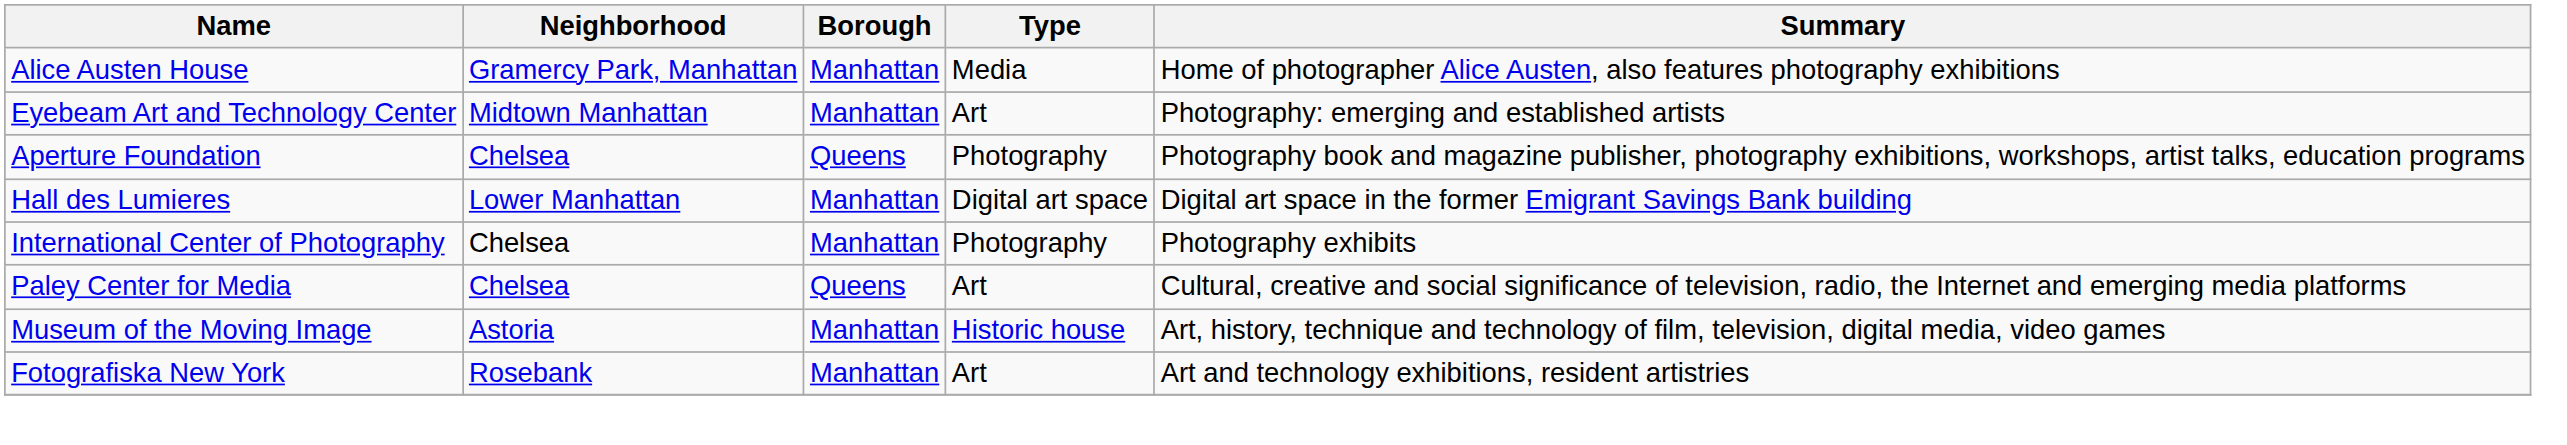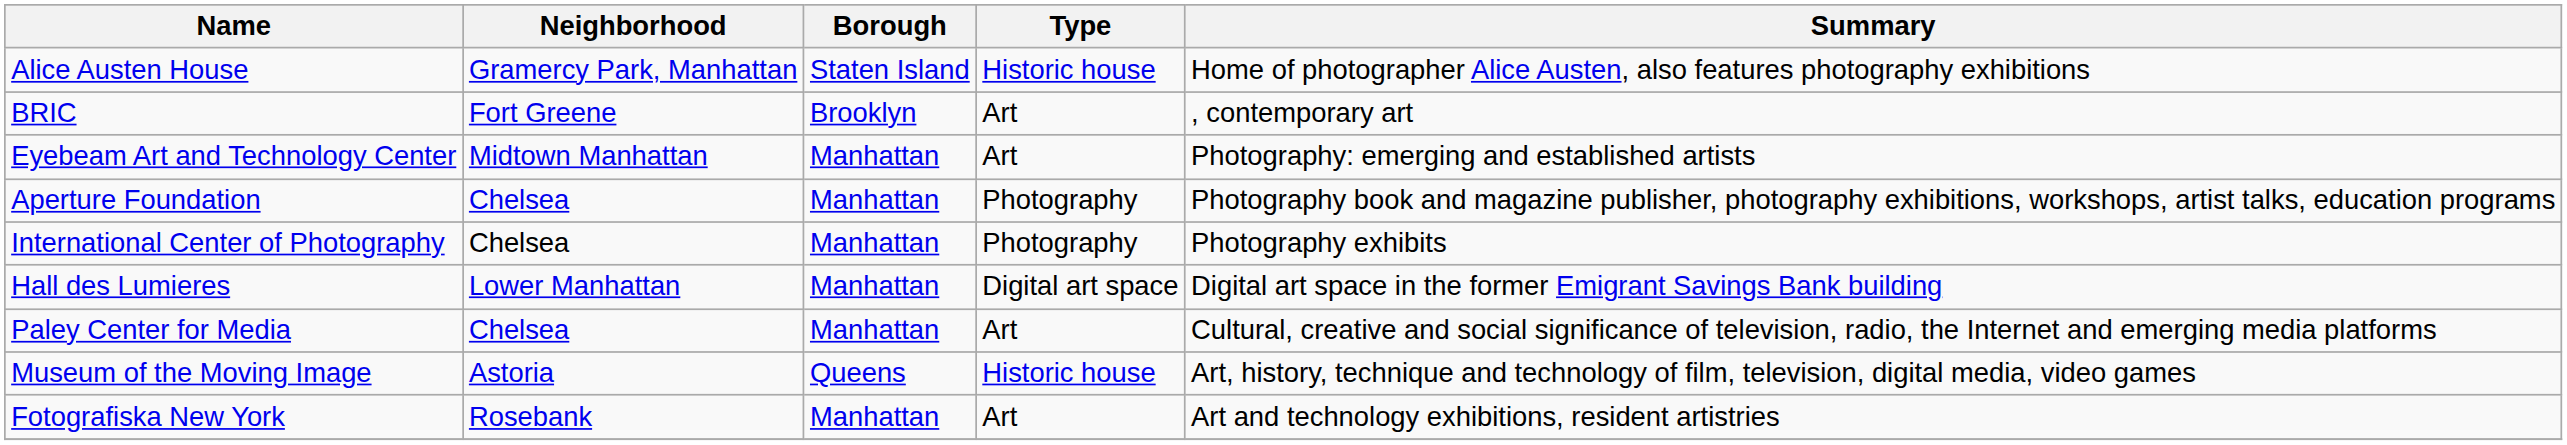(875, 69) Manhattan -> (890, 69) Staten Island
(989, 69) Media -> (1069, 69) Historic house
+ row: (44, 112)
(858, 156) Queens -> (875, 199) Manhattan
rows swapped: (121, 199) <-> (228, 243)
(858, 286) Queens -> (875, 329) Manhattan
(875, 329) Manhattan -> (858, 373) Queens
